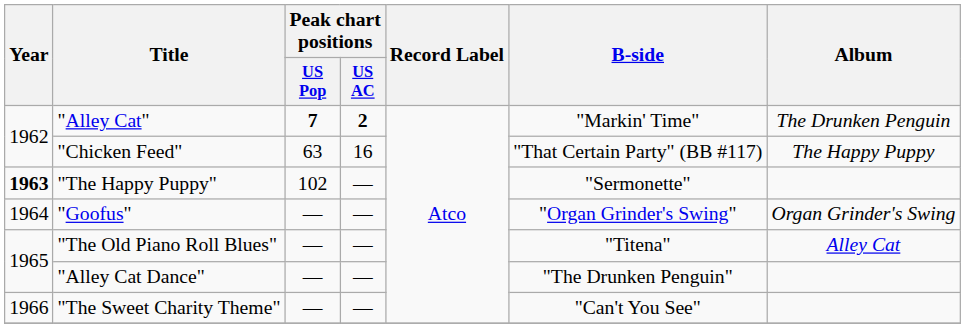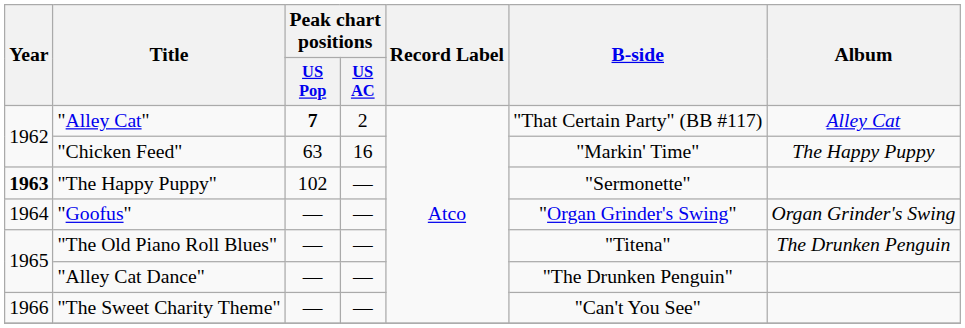(363, 120) bold -> (363, 120) normal
(638, 120) "Markin' Time" -> (638, 120) "That Certain Party" (BB #117)
(863, 120) The Drunken Penguin -> (863, 120) Alley Cat
(638, 151) "That Certain Party" (BB #117) -> (638, 151) "Markin' Time"
(863, 245) Alley Cat -> (863, 245) The Drunken Penguin
